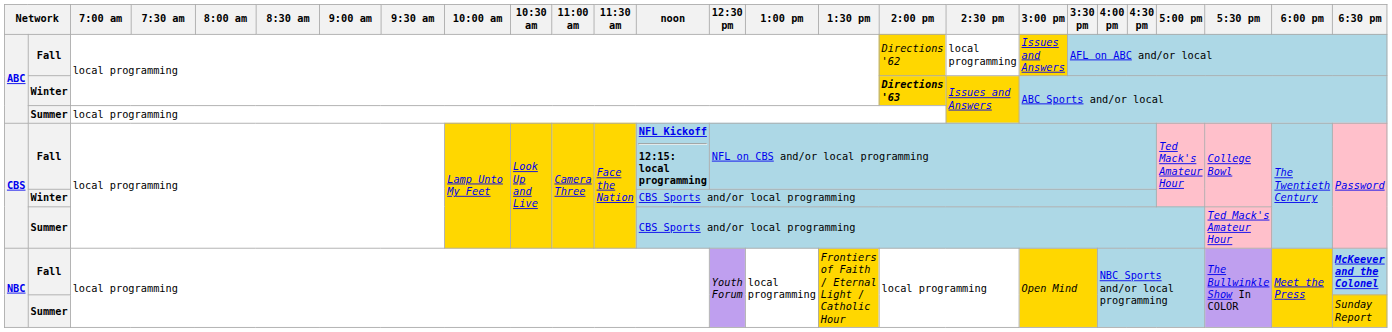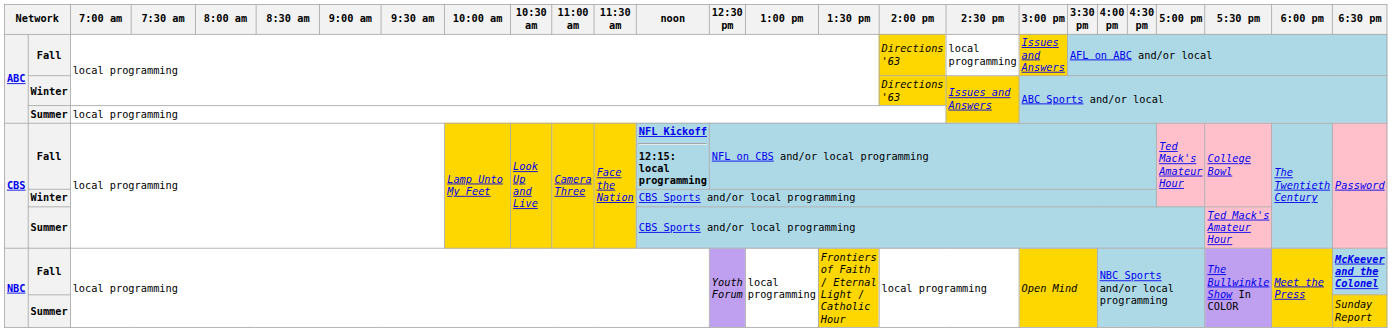(913, 55) Directions '62 -> (913, 55) Directions '63
(913, 90) bold -> (913, 90) normal
